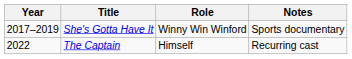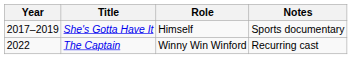(202, 29) Winny Win Winford -> (176, 29) Himself
(176, 45) Himself -> (202, 45) Winny Win Winford
